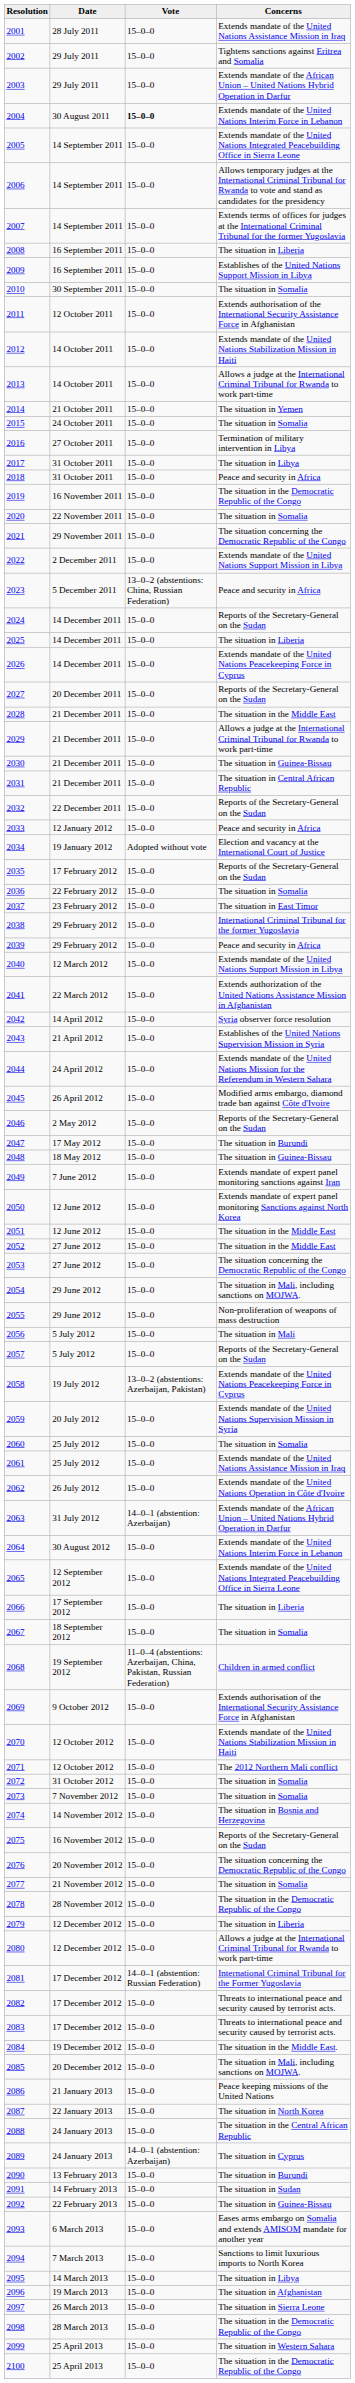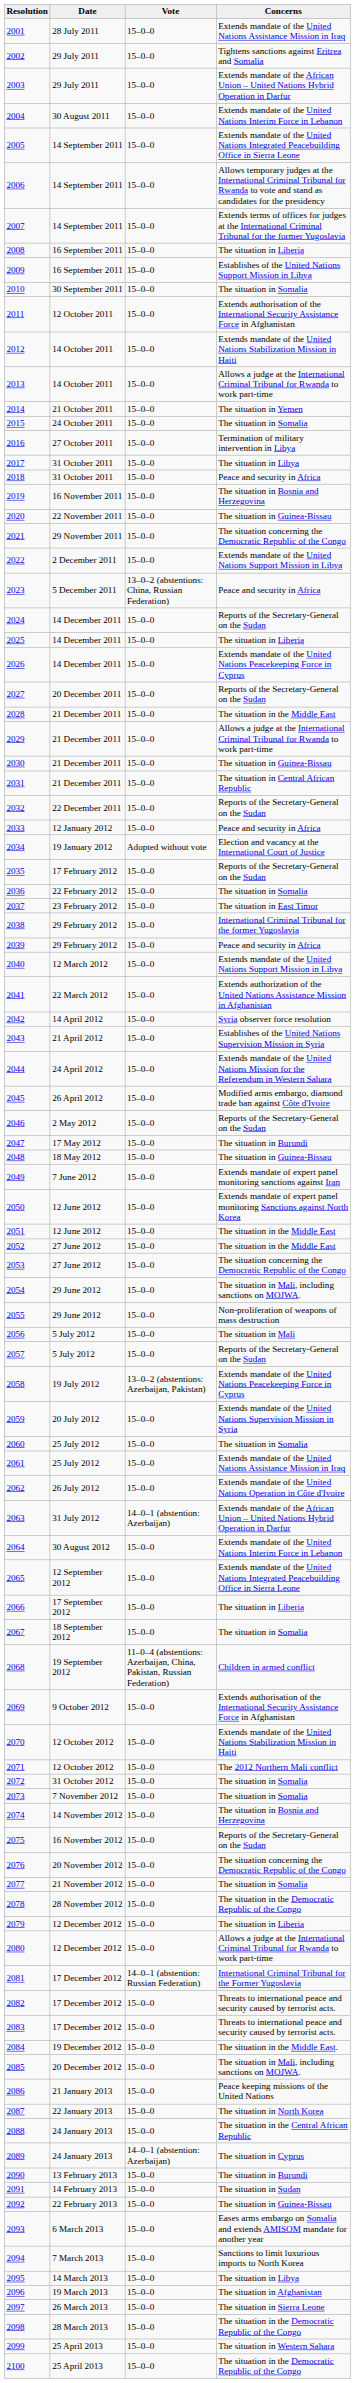(141, 115) bold -> (141, 115) normal
(276, 496) The situation in the Democratic Republic of the Congo -> (268, 496) The situation in Bosnia and Herzegovina
(263, 516) The situation in Somalia -> (275, 516) The situation in Guinea-Bissau
